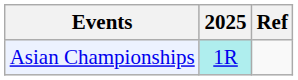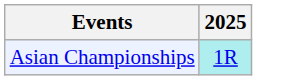- column: (272, 22)
